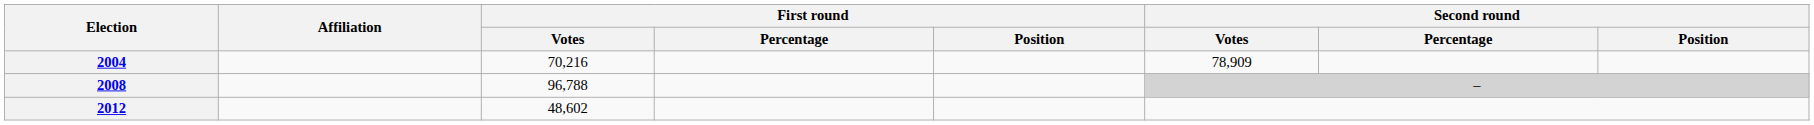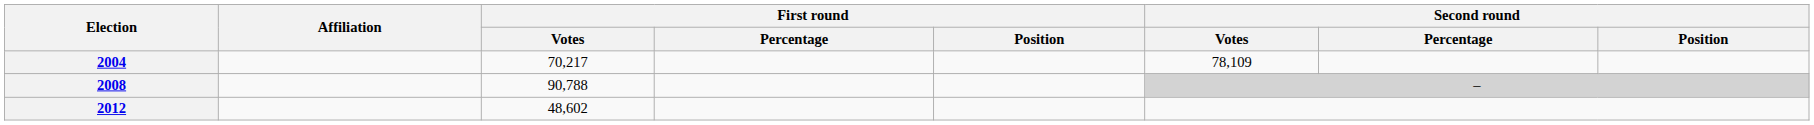(568, 62) 70,216 -> (568, 62) 70,217
(1232, 62) 78,909 -> (1232, 62) 78,109
(568, 85) 96,788 -> (568, 85) 90,788
